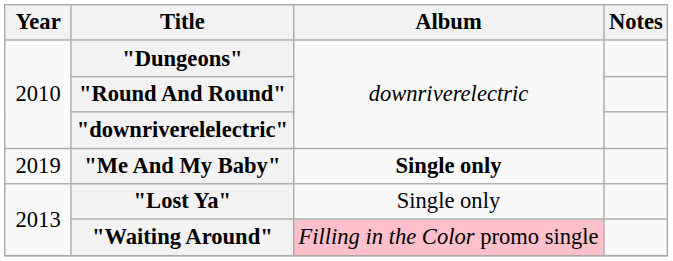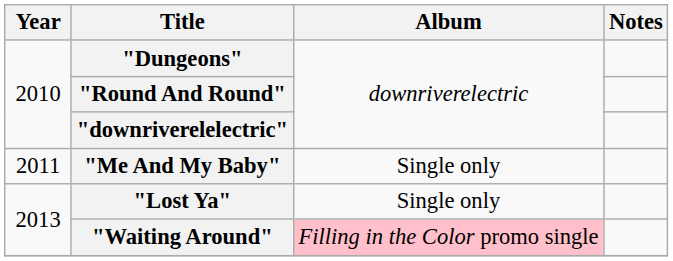(38, 165) 2019 -> (38, 165) 2011
(448, 165) bold -> (448, 165) normal
